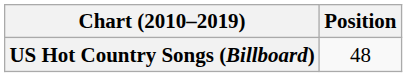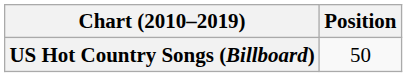(360, 54) 48 -> (360, 54) 50
